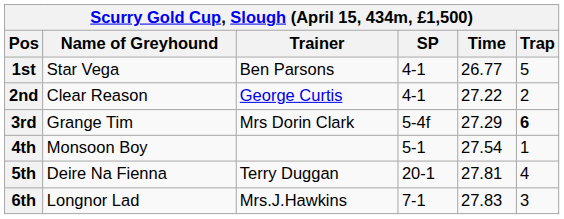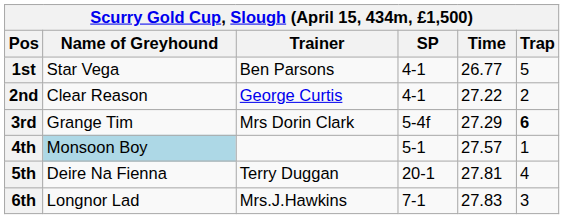(97, 148) no background -> (97, 148) lightblue background
(482, 148) 27.54 -> (482, 148) 27.57
